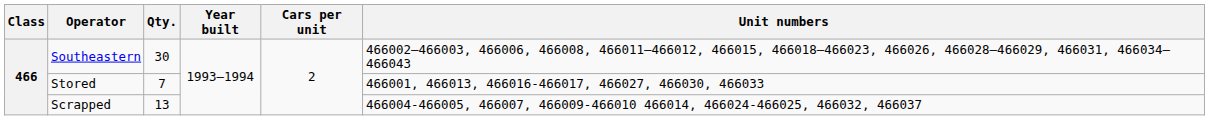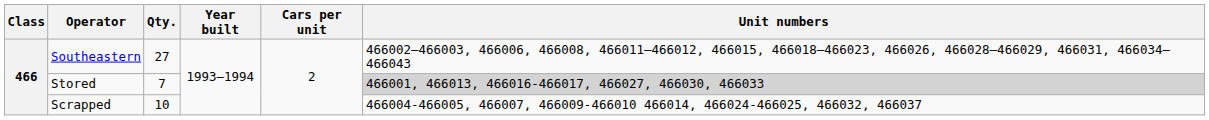(162, 57) 30 -> (162, 57) 27
(565, 84) no background -> (565, 84) lightgrey background
(162, 104) 13 -> (162, 104) 10
